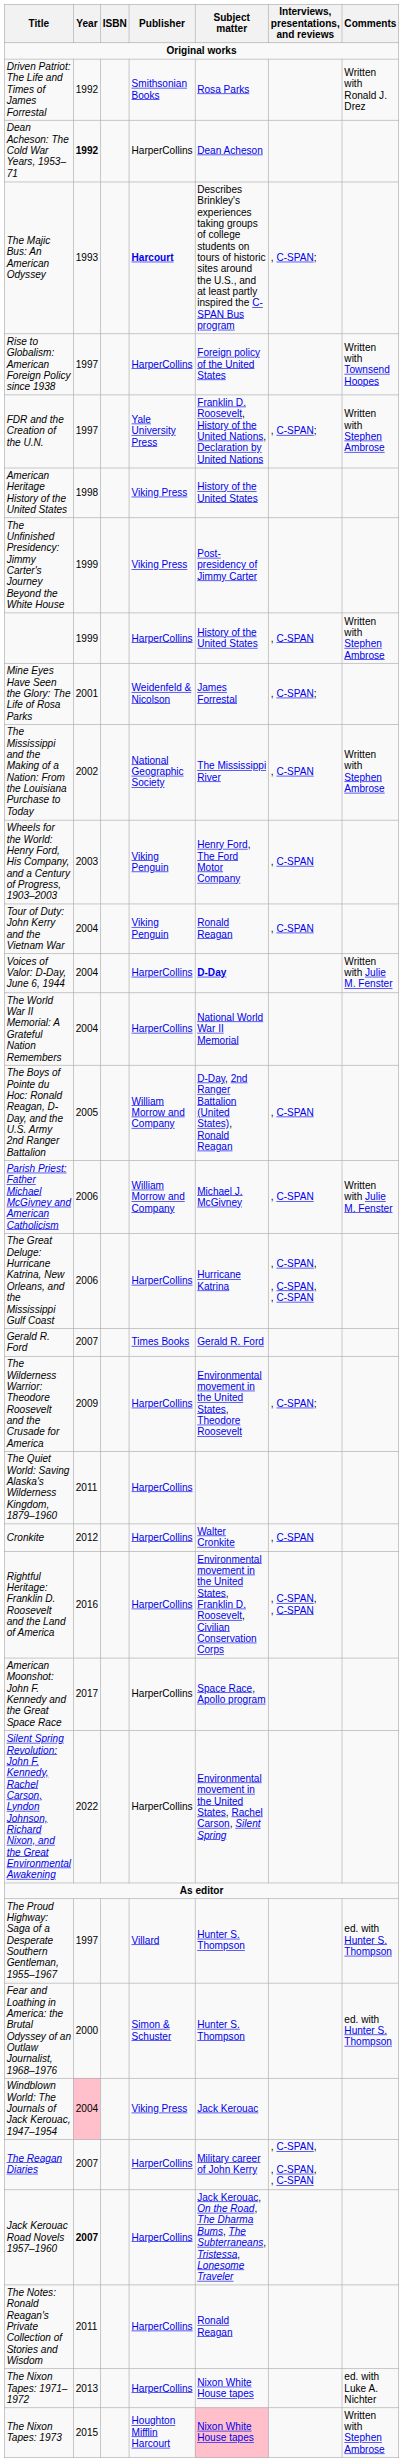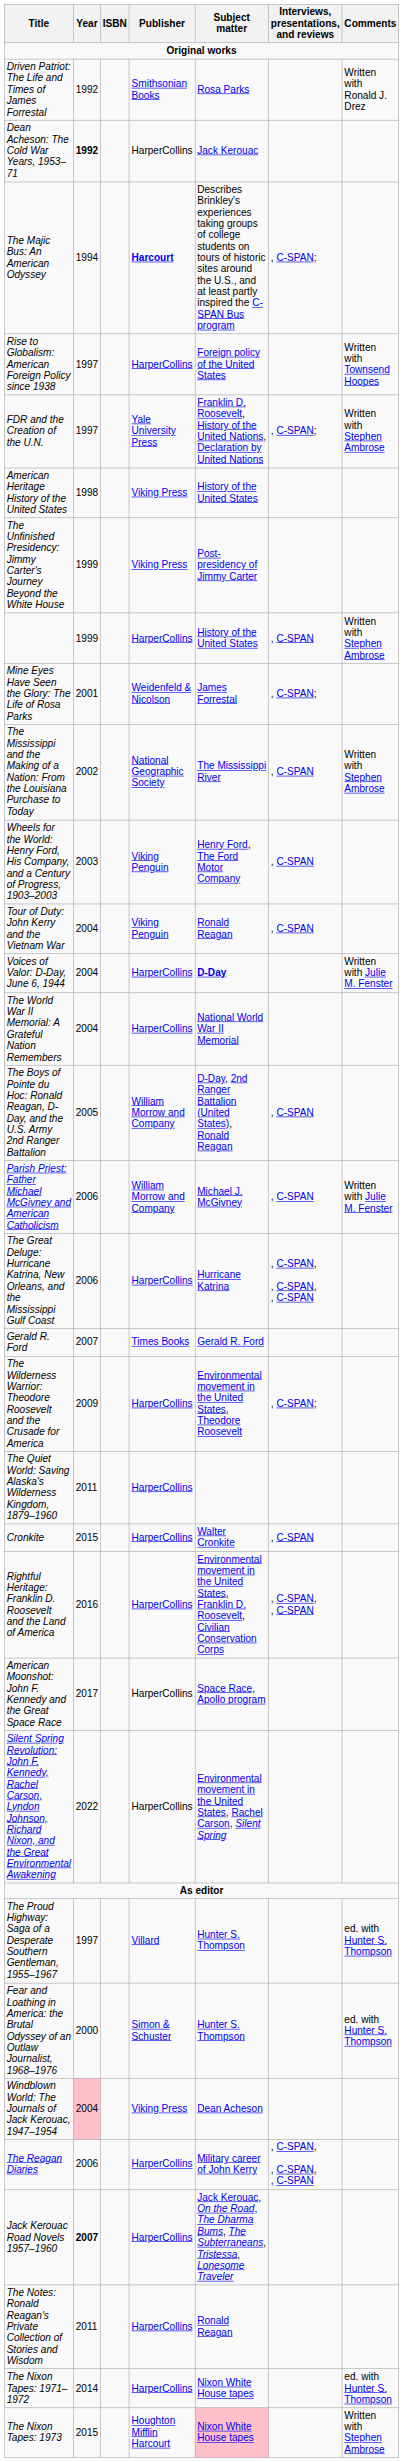(230, 151) Dean Acheson -> (228, 151) Jack Kerouac
(87, 257) 1993 -> (87, 257) 1994
(87, 1537) 2012 -> (87, 1537) 2015
(228, 2109) Jack Kerouac -> (230, 2109) Dean Acheson
(87, 2164) 2007 -> (87, 2164) 2006
(87, 2388) 2013 -> (87, 2388) 2014
(362, 2388) ed. with Luke A. Nichter -> (368, 2388) ed. with Hunter S. Thompson
